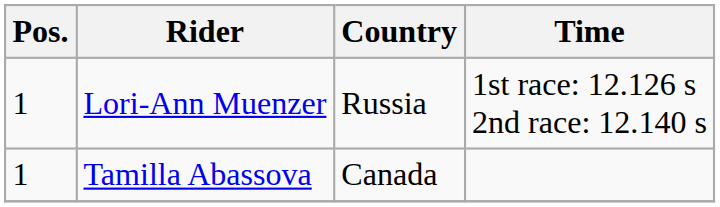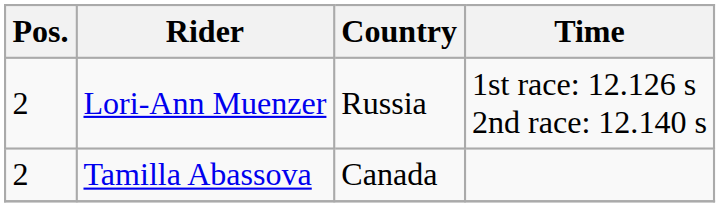(21, 103) 1 -> (21, 103) 2
(21, 174) 1 -> (21, 174) 2
